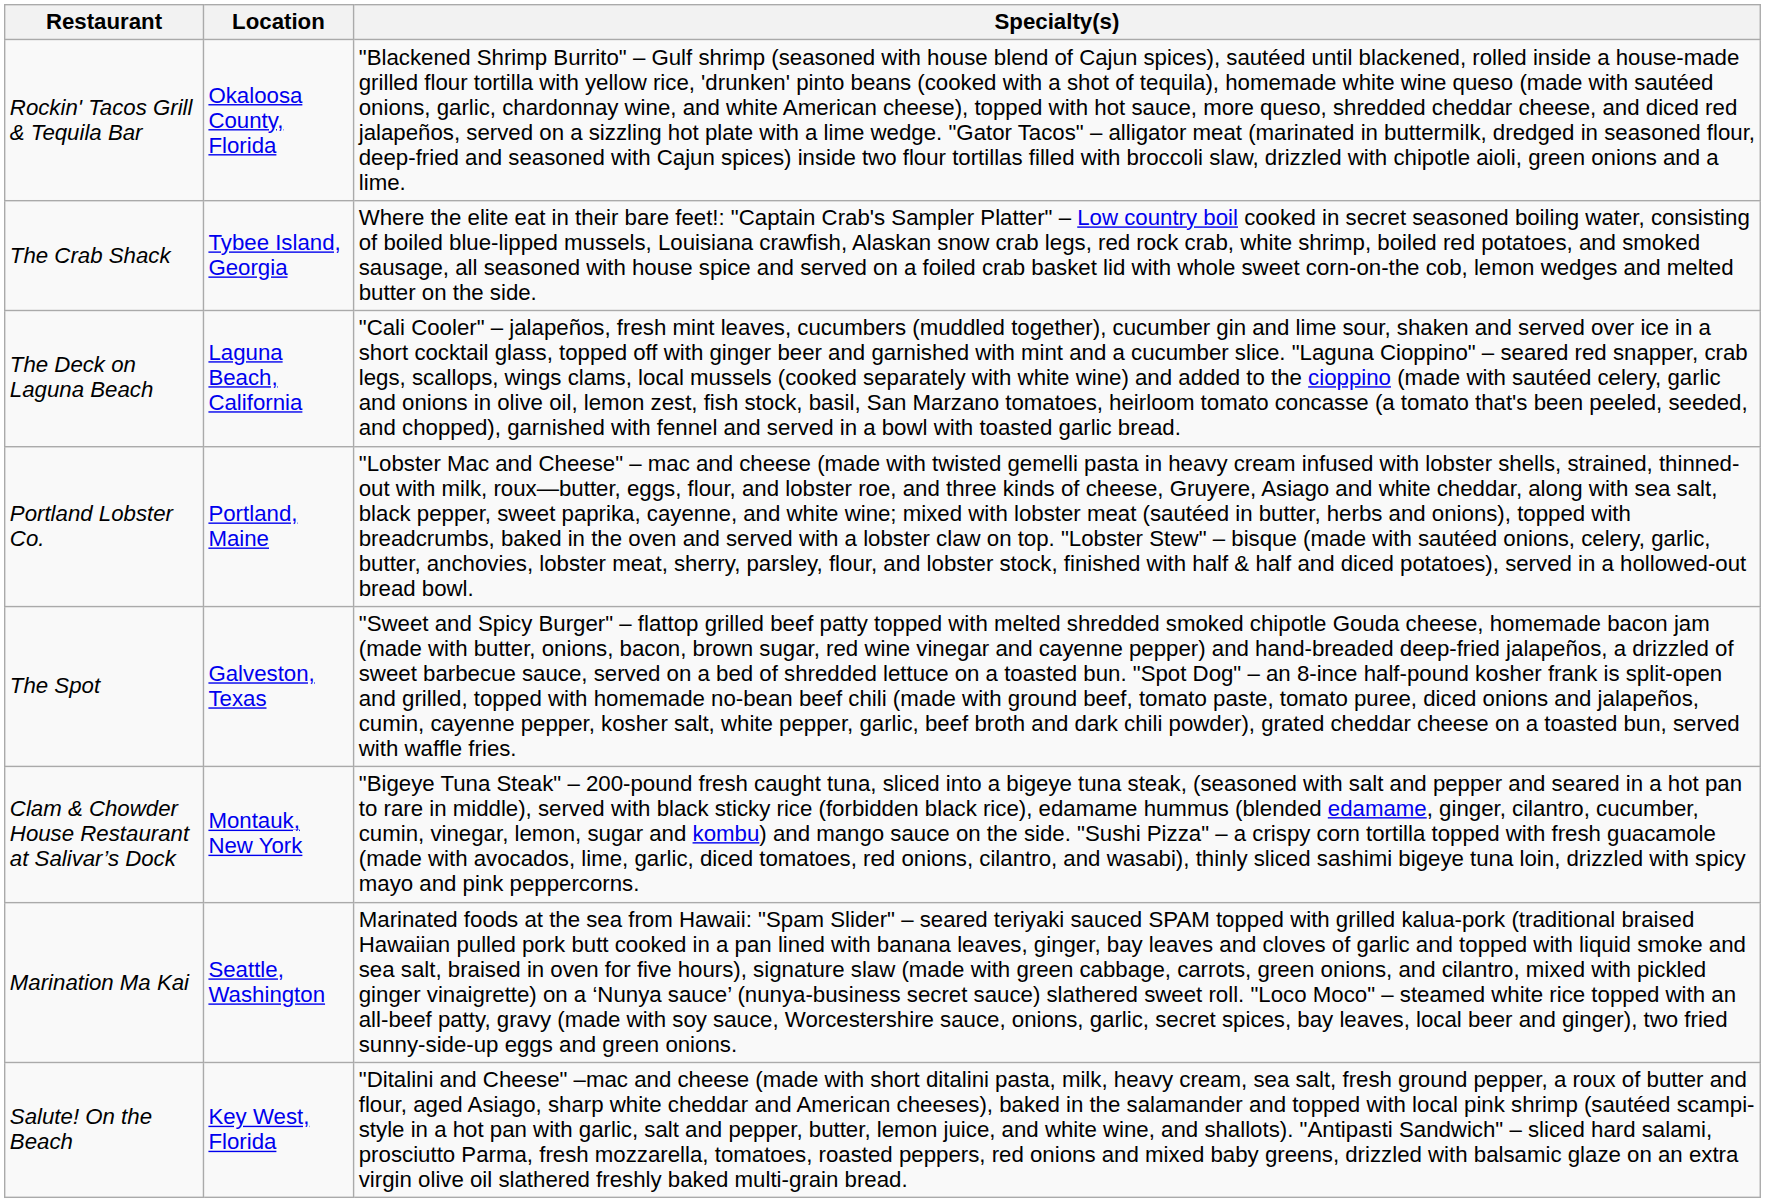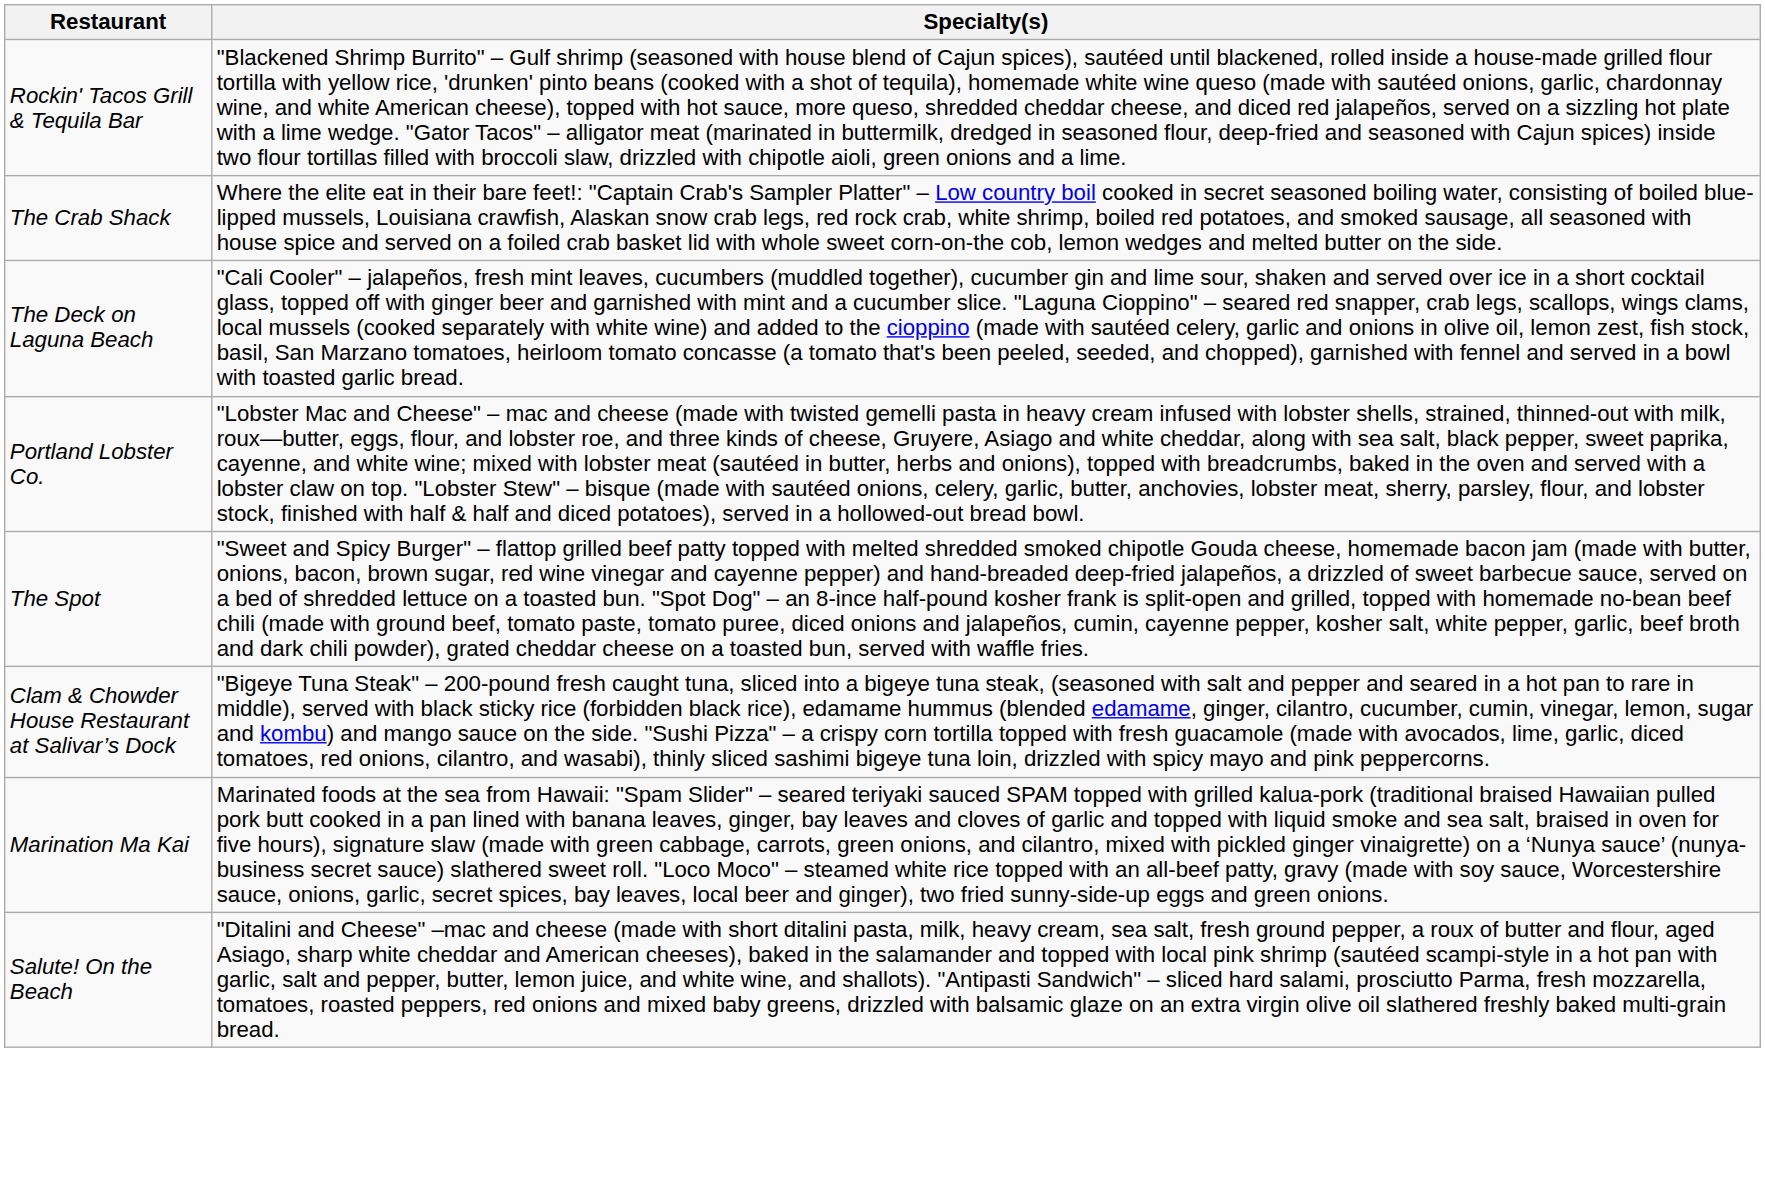- column: (278, 22)
